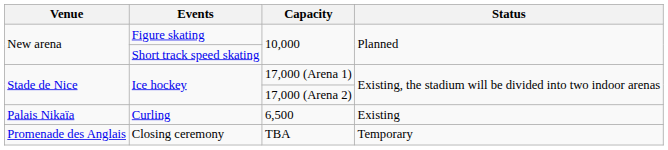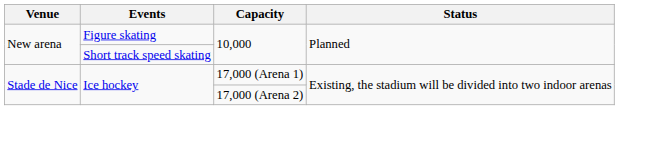- row: (151, 114)
- row: (178, 134)
